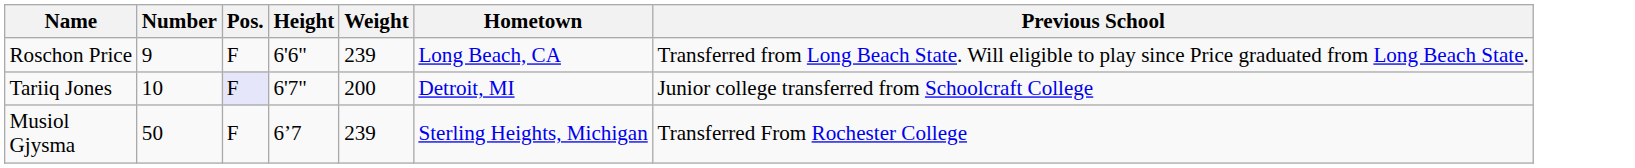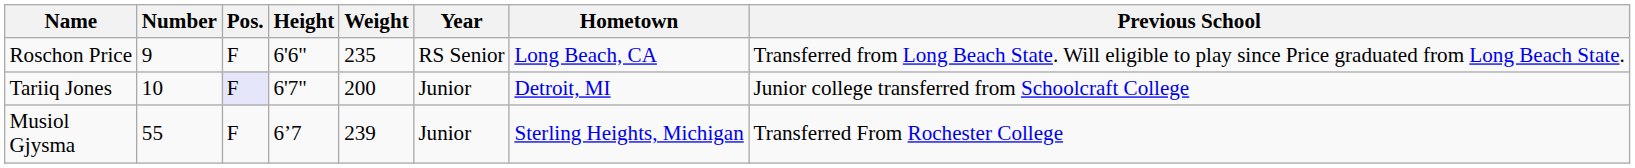+ column: (462, 21)
(360, 54) 239 -> (360, 54) 235
(152, 133) 50 -> (152, 133) 55
